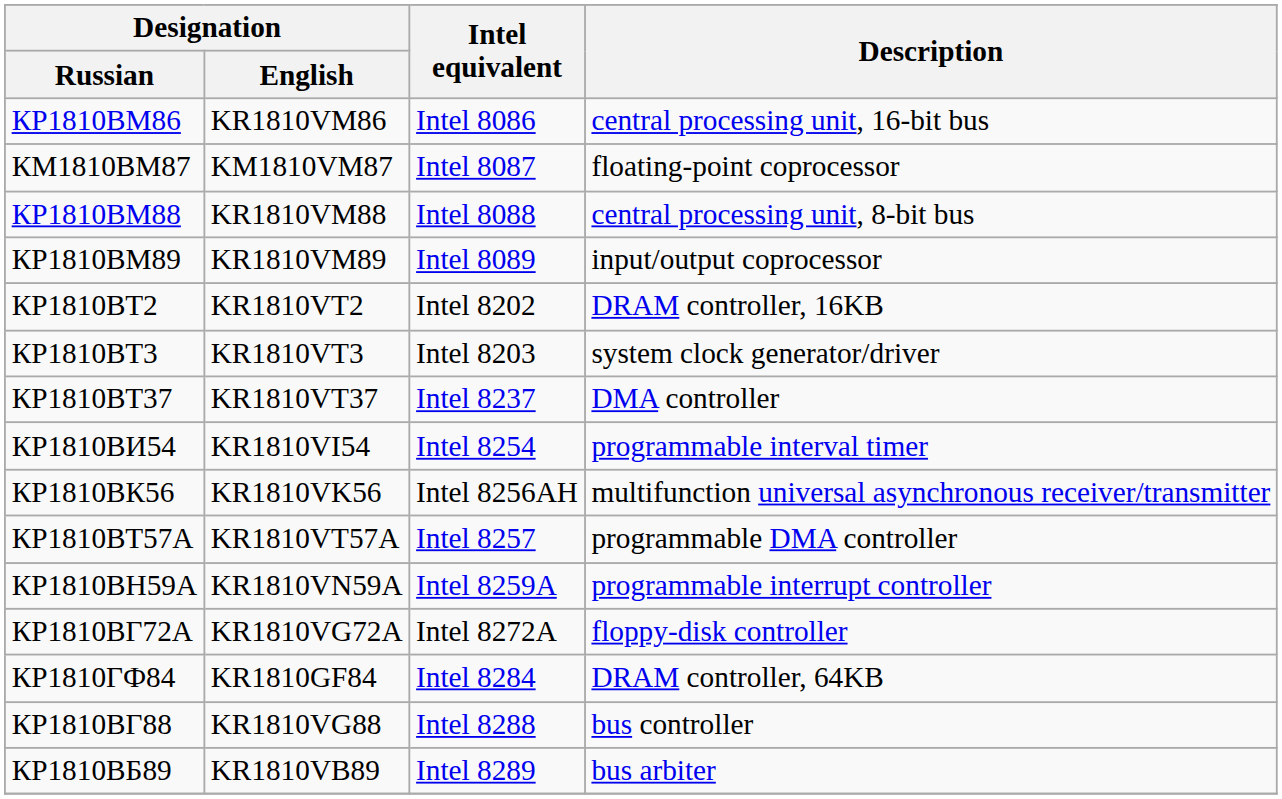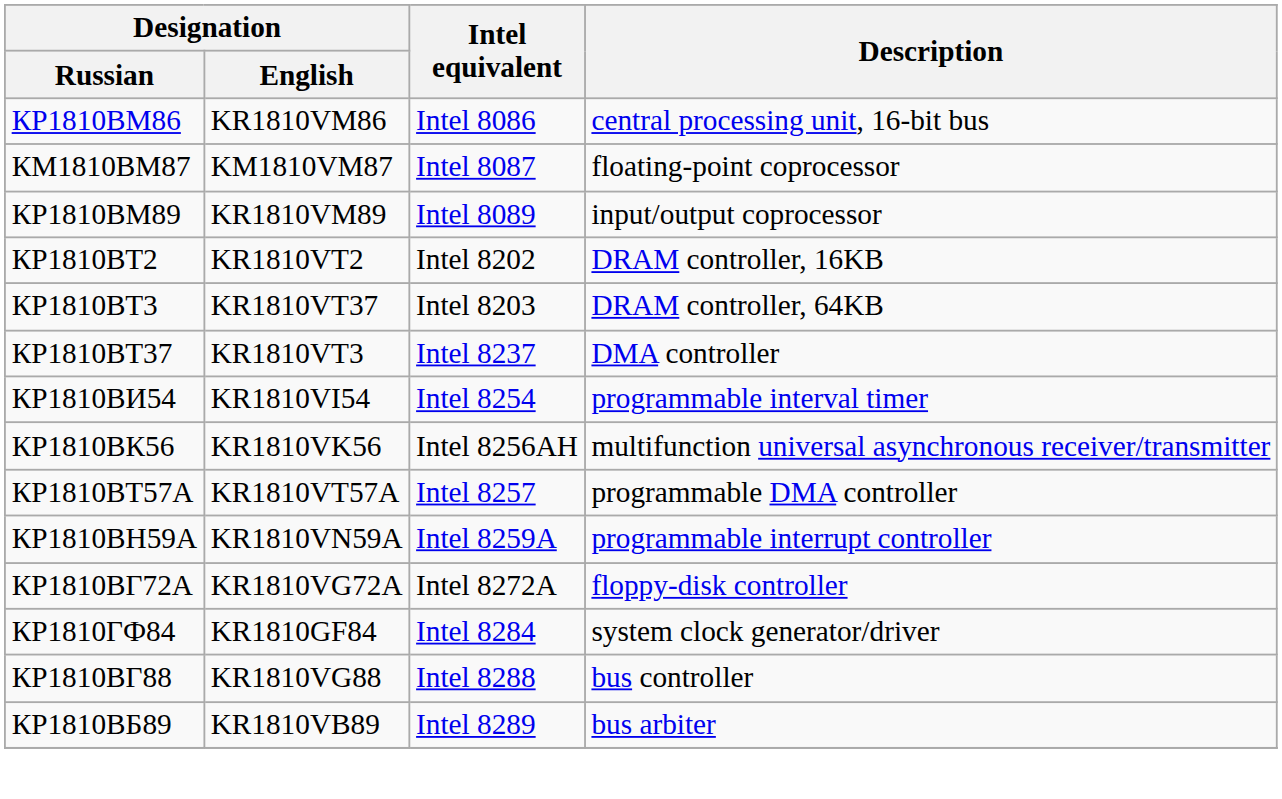- row: (96, 213)
(287, 352) KR1810VT3 -> (294, 306) KR1810VT37
(765, 352) system clock generator/driver -> (738, 306) DRAM controller, 64KB
(294, 399) KR1810VT37 -> (287, 352) KR1810VT3
(738, 677) DRAM controller, 64KB -> (765, 631) system clock generator/driver
